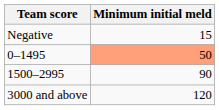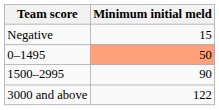(202, 94) 120 -> (202, 94) 122
